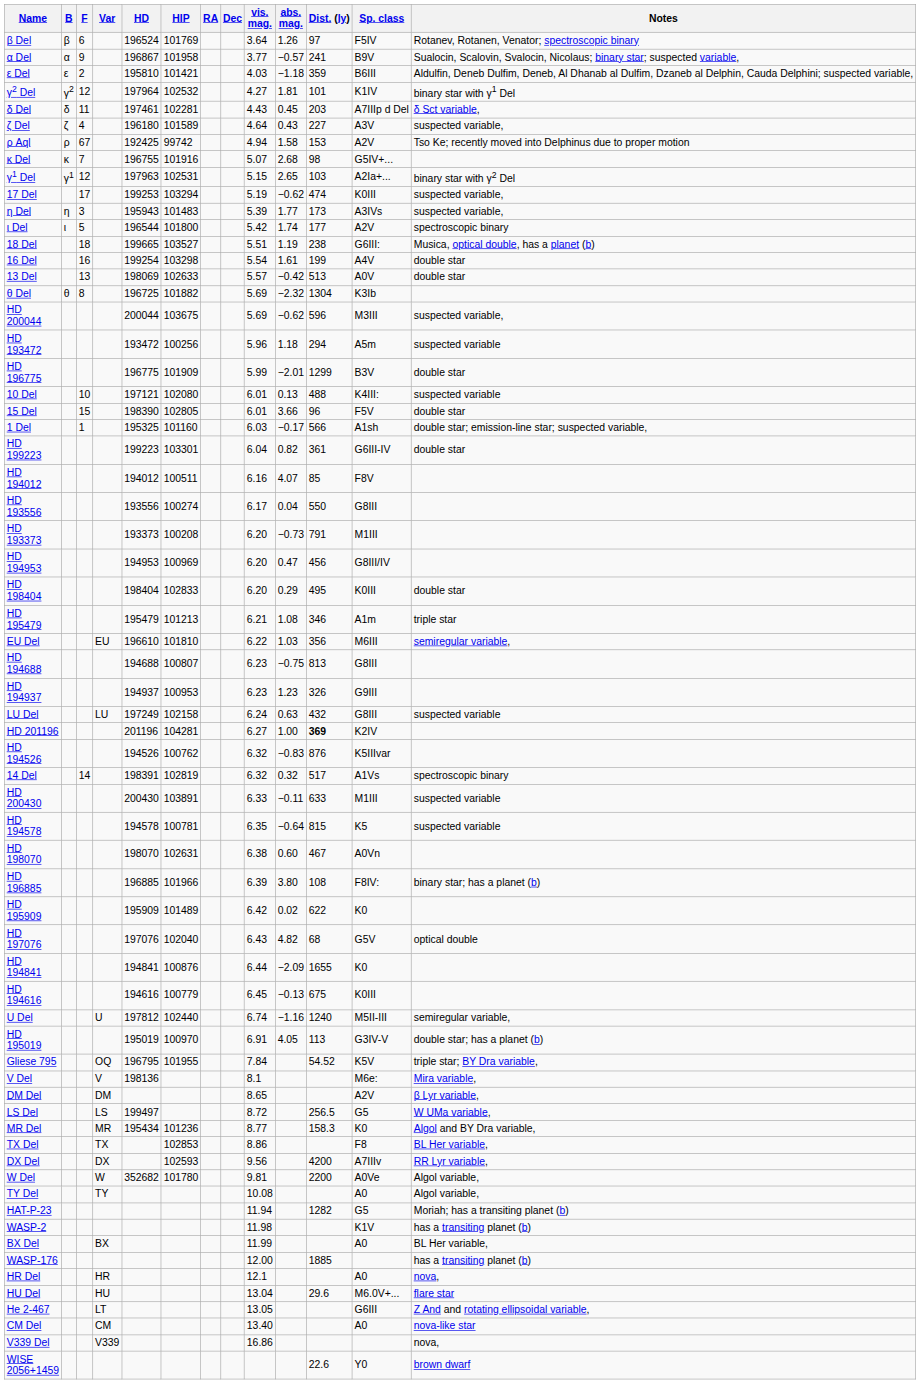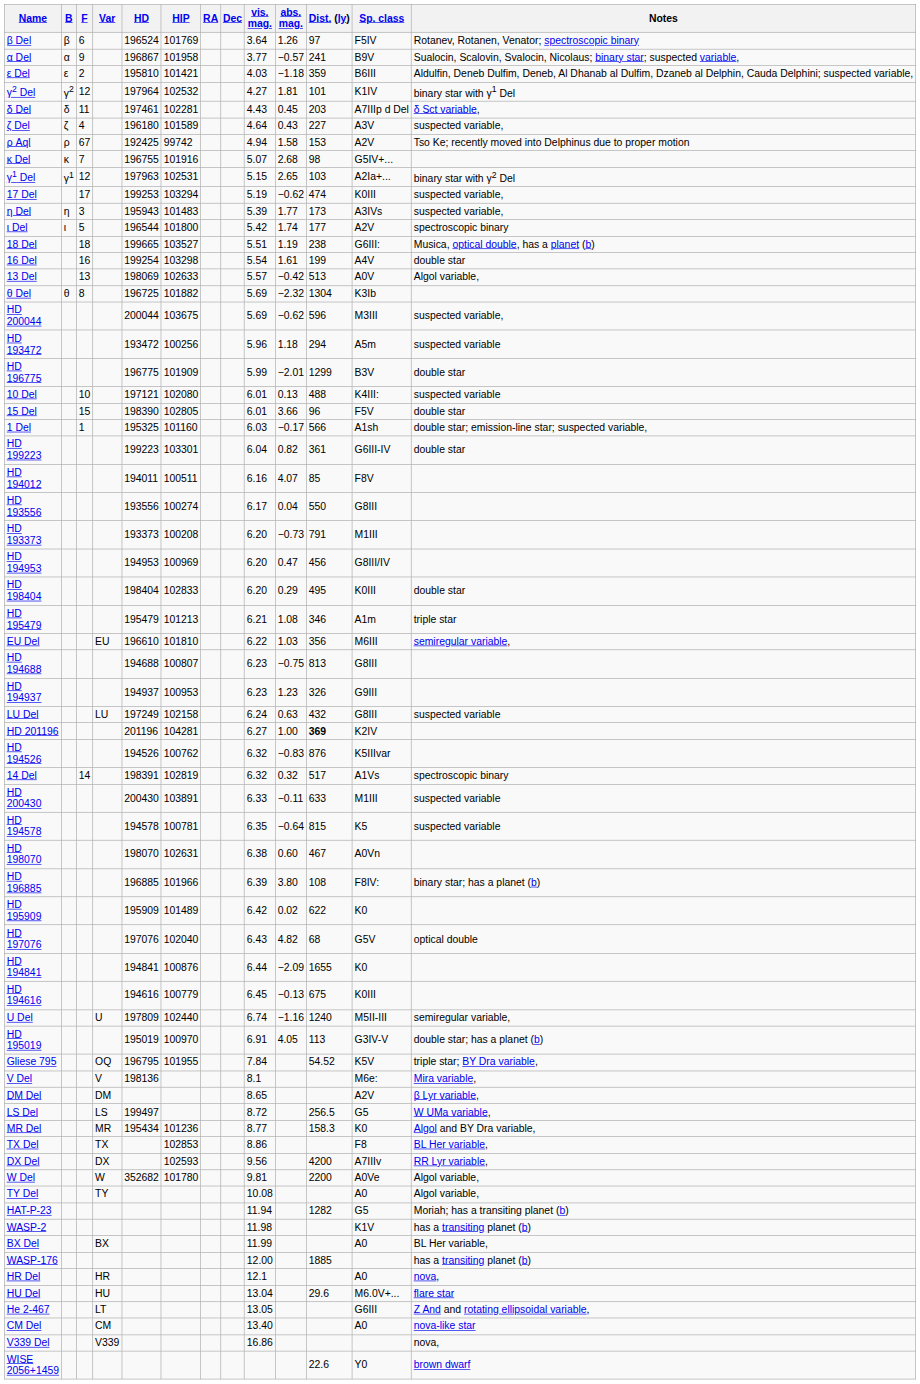(439, 277) double star -> (446, 277) Algol variable,
(141, 478) 194012 -> (141, 478) 194011
(141, 1017) 197812 -> (141, 1017) 197809
